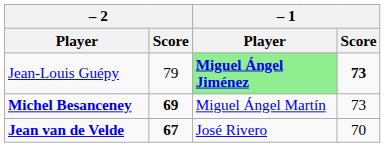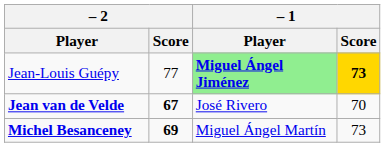(171, 73) 79 -> (171, 73) 77
(359, 73) no background -> (359, 73) gold background
rows swapped: (66, 130) <-> (70, 105)
